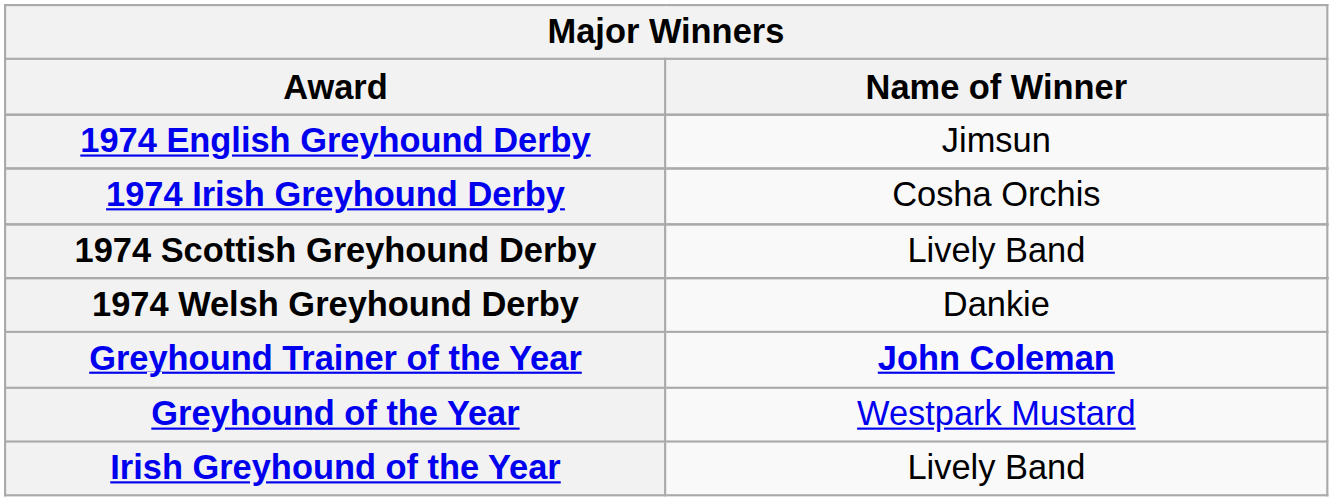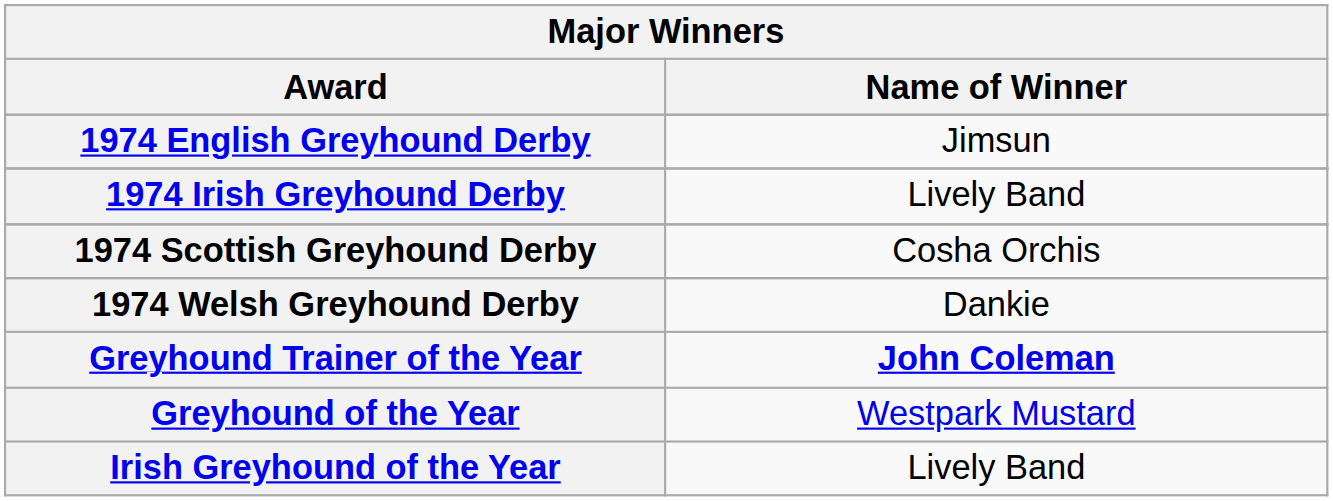(996, 195) Cosha Orchis -> (996, 195) Lively Band
(996, 250) Lively Band -> (996, 250) Cosha Orchis
